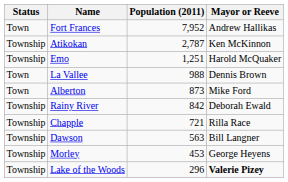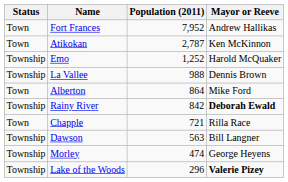(26, 43) Township -> (18, 43) Town
(193, 59) 1,251 -> (193, 59) 1,252
(18, 75) Town -> (26, 75) Township
(197, 91) 873 -> (197, 91) 864
(240, 106) normal -> (242, 106) bold
(26, 122) Township -> (18, 122) Town
(197, 153) 453 -> (197, 153) 474
